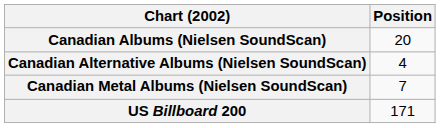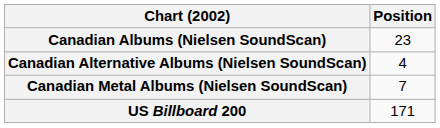(403, 39) 20 -> (403, 39) 23
